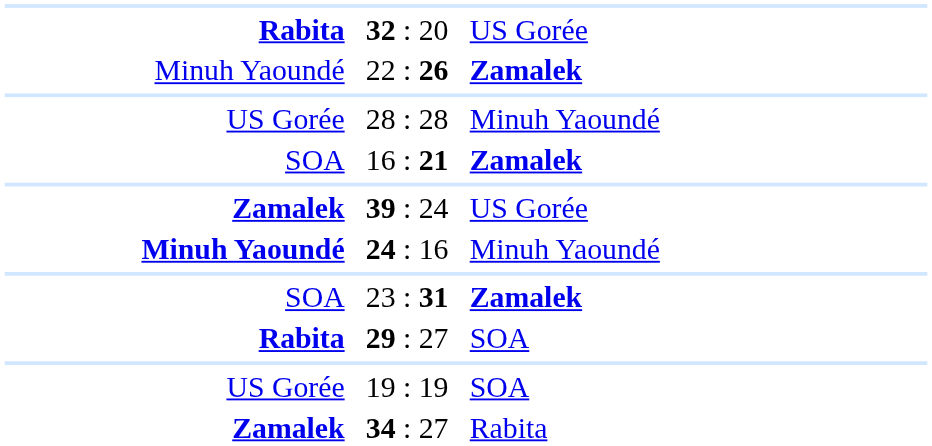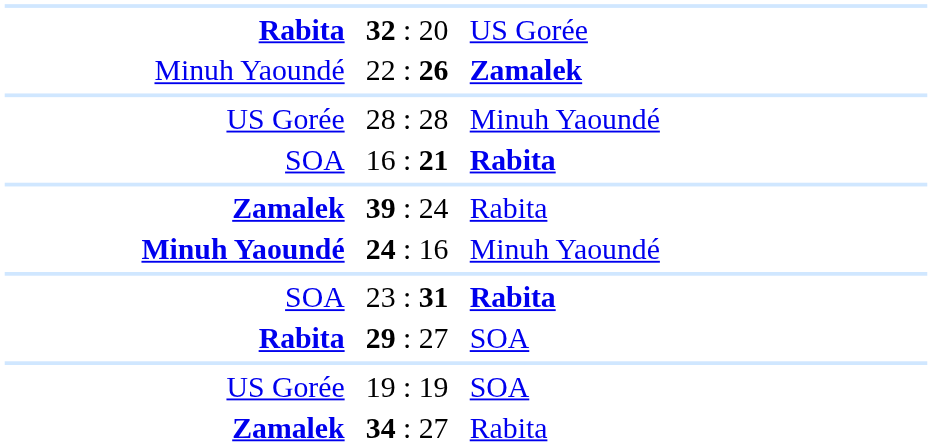(526, 159) Zamalek -> (513, 159) Rabita
(529, 208) US Gorée -> (509, 208) Rabita
(526, 297) Zamalek -> (513, 297) Rabita
